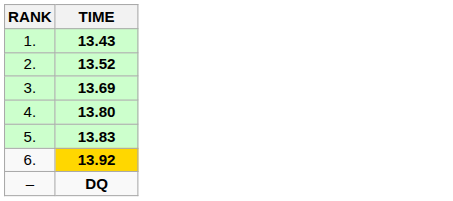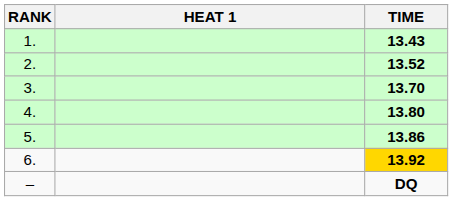+ column: (210, 17)
(97, 89) 13.69 -> (406, 89) 13.70
(97, 136) 13.83 -> (406, 136) 13.86
